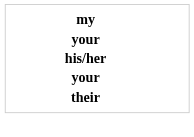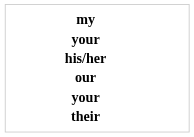+ row: (86, 77)
